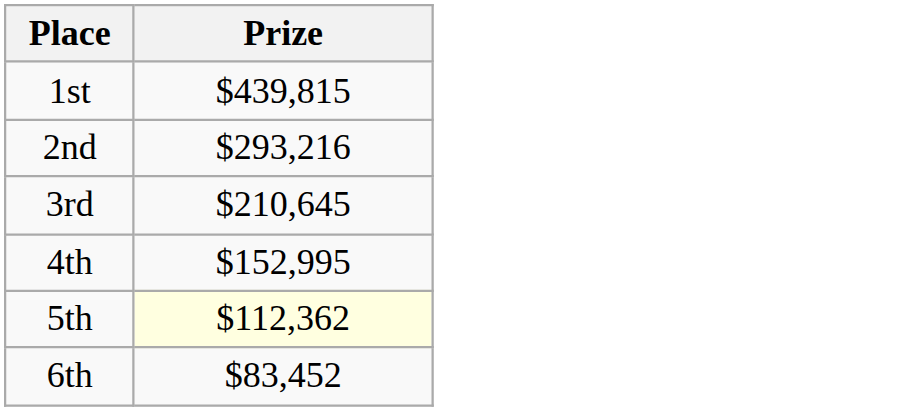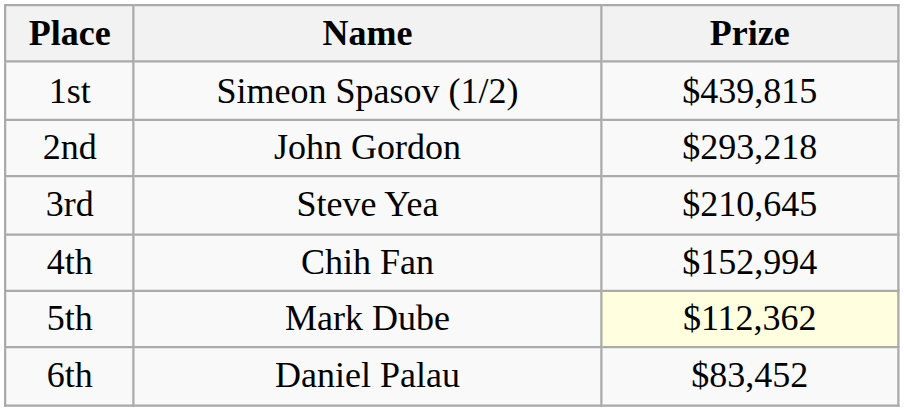+ column: (367, 33)
(283, 147) $293,216 -> (750, 147) $293,218
(283, 261) $152,995 -> (750, 261) $152,994
